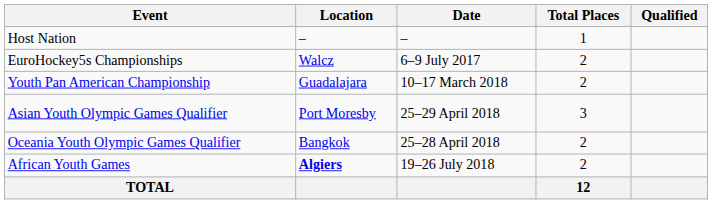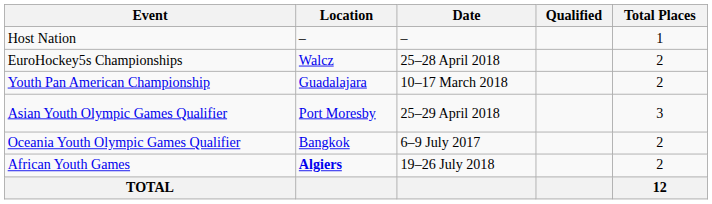columns swapped: (583, 15) <-> (669, 15)
(440, 60) 6–9 July 2017 -> (450, 60) 25–28 April 2018
(450, 143) 25–28 April 2018 -> (440, 143) 6–9 July 2017
